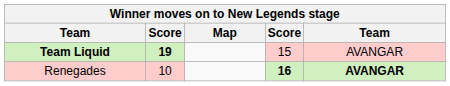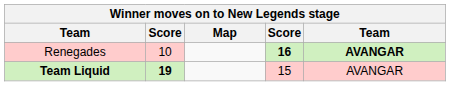rows swapped: (75, 71) <-> (75, 52)
